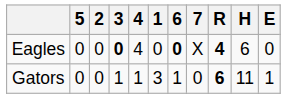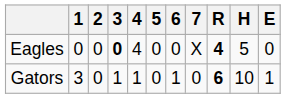columns swapped: (158, 19) <-> (80, 19)
(177, 49) bold -> (176, 49) normal
(245, 49) 6 -> (244, 49) 5
(245, 78) 11 -> (244, 78) 10
